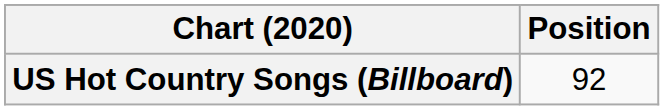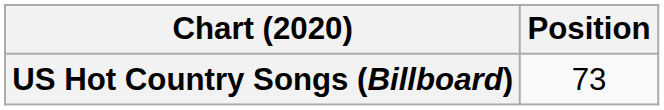(589, 78) 92 -> (589, 78) 73
